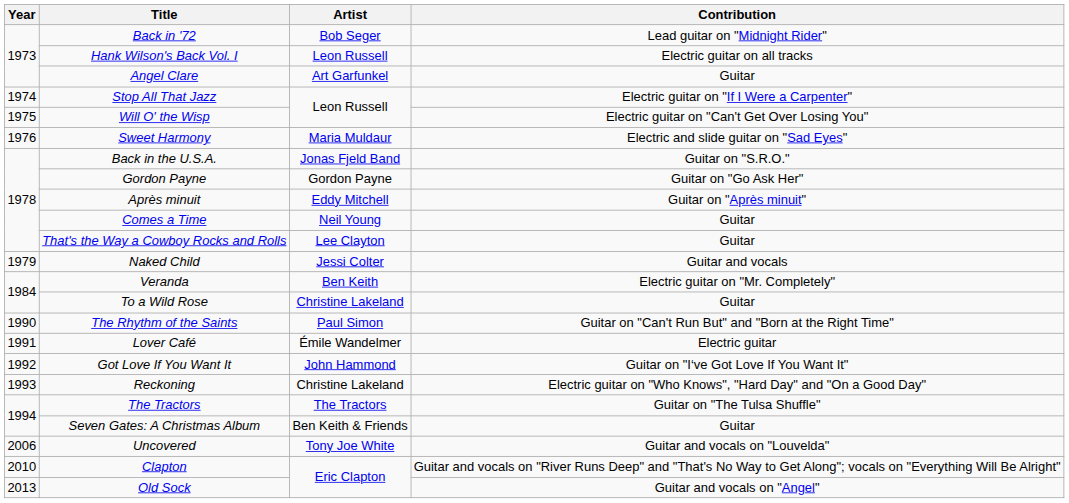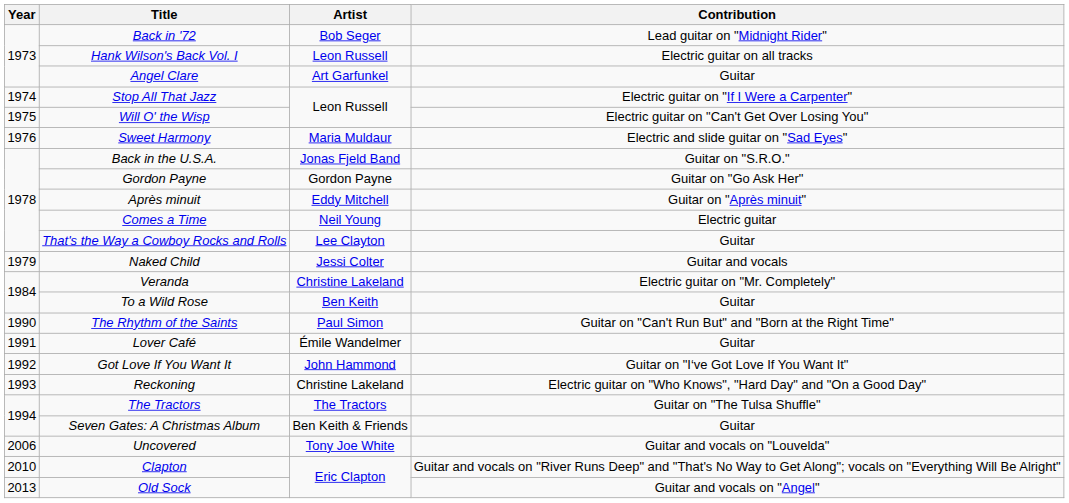(737, 220) Guitar -> (737, 220) Electric guitar
(350, 281) Ben Keith -> (350, 281) Christine Lakeland
(350, 302) Christine Lakeland -> (350, 302) Ben Keith
(737, 343) Electric guitar -> (737, 343) Guitar
